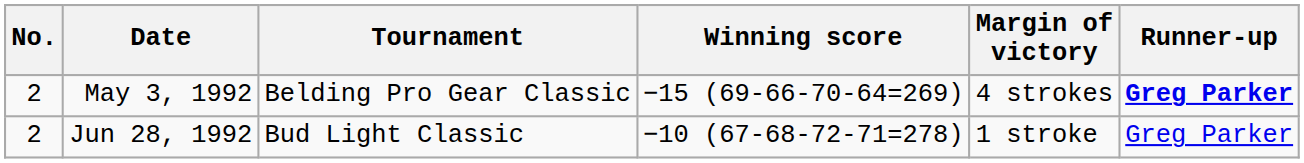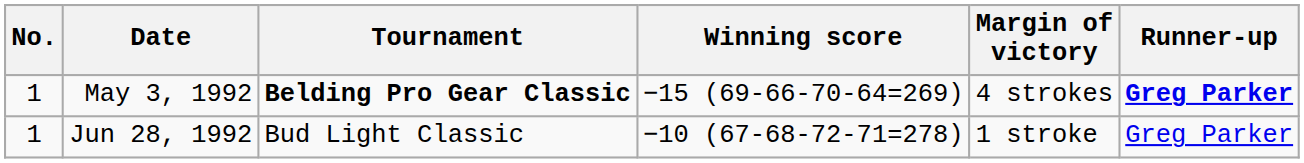(34, 96) 2 -> (34, 96) 1
(448, 96) normal -> (448, 96) bold
(34, 137) 2 -> (34, 137) 1
